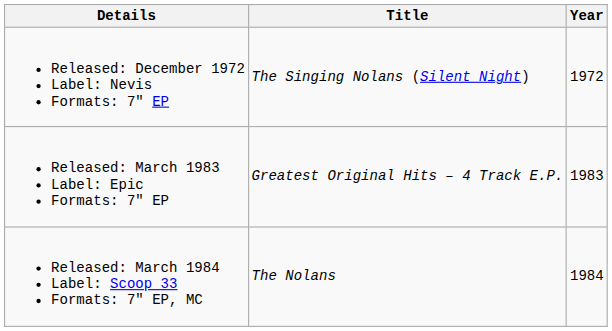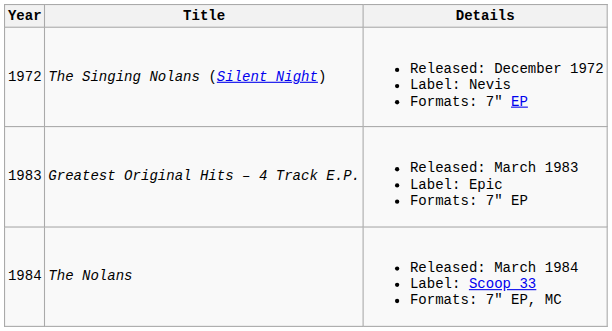columns swapped: (587, 16) <-> (126, 16)
